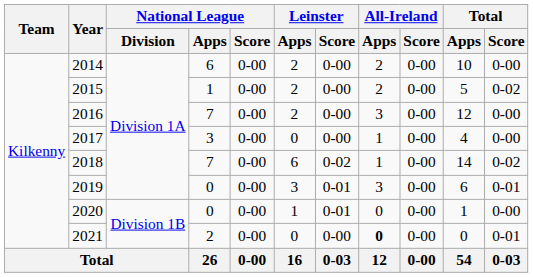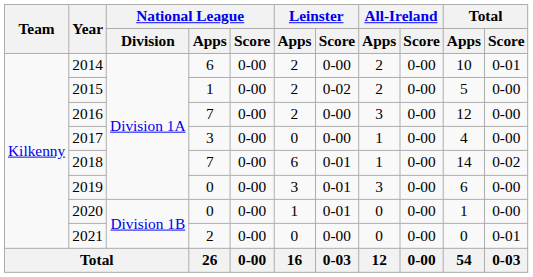(506, 65) 0-00 -> (506, 65) 0-01
(337, 89) 0-00 -> (337, 89) 0-02
(506, 89) 0-02 -> (506, 89) 0-00
(337, 162) 0-02 -> (337, 162) 0-01
(506, 187) 0-01 -> (506, 187) 0-00
(379, 235) bold -> (379, 235) normal
